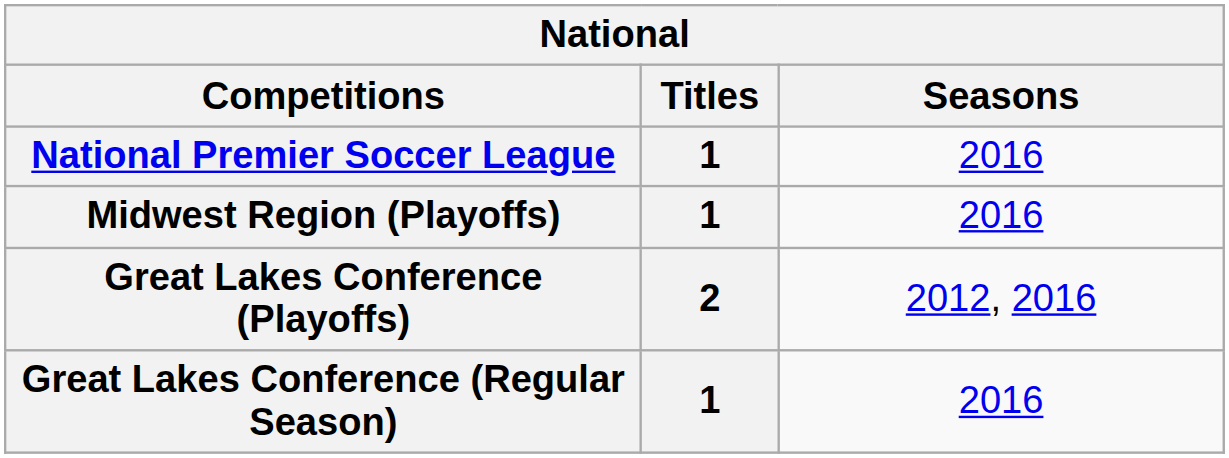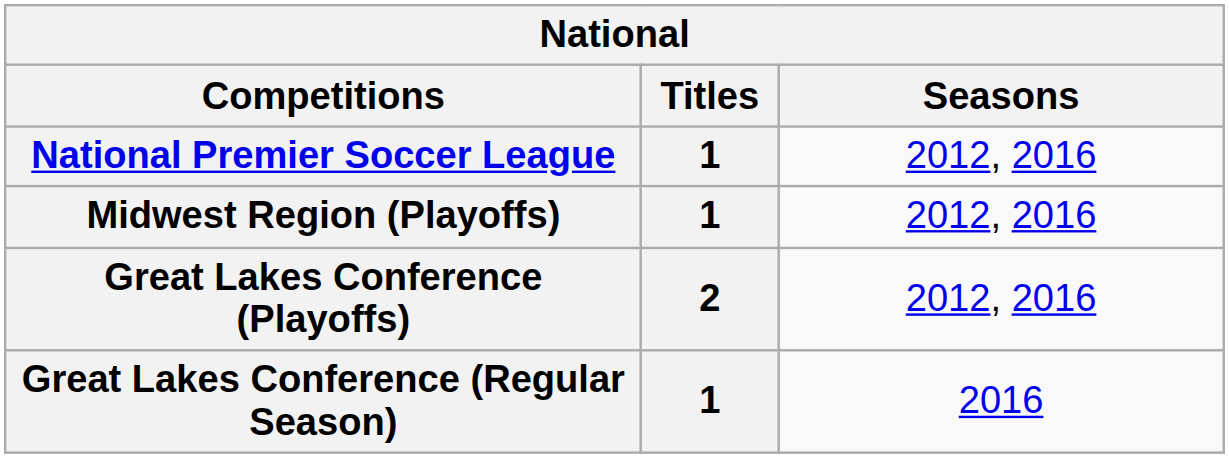(1001, 155) 2016 -> (1001, 155) 2012, 2016
(1001, 215) 2016 -> (1001, 215) 2012, 2016
